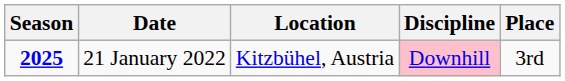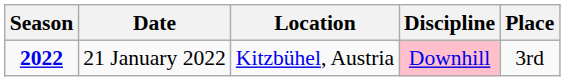(41, 58) 2025 -> (41, 58) 2022
